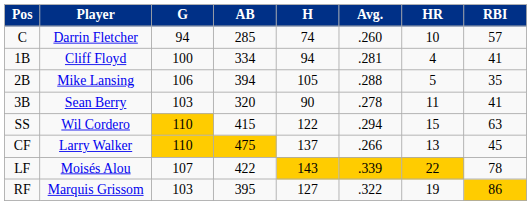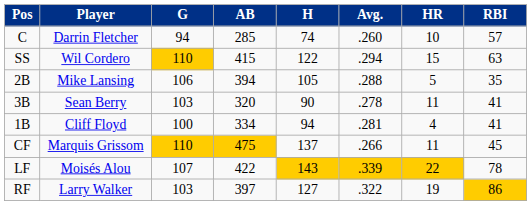rows swapped: (22, 59) <-> (22, 124)
(96, 146) Larry Walker -> (96, 146) Marquis Grissom
(433, 146) 13 -> (433, 146) 11
(96, 189) Marquis Grissom -> (96, 189) Larry Walker
(245, 189) 395 -> (245, 189) 397
